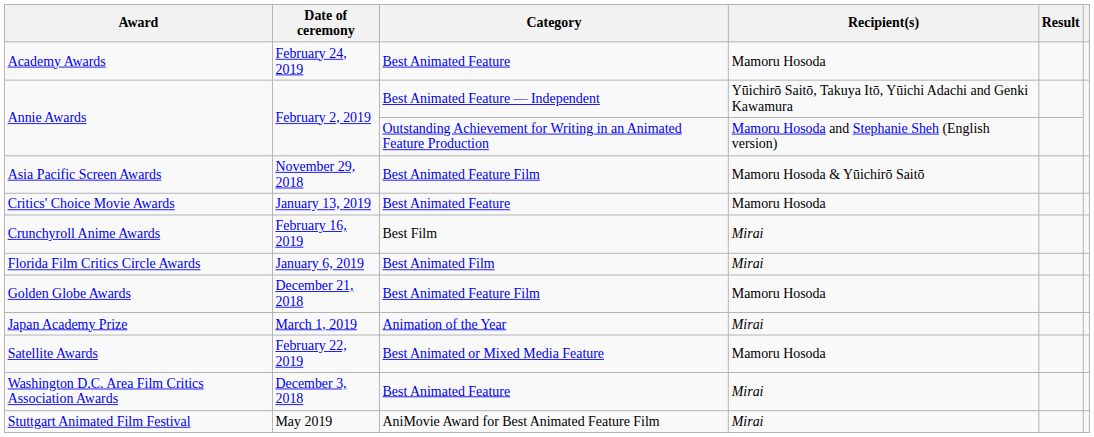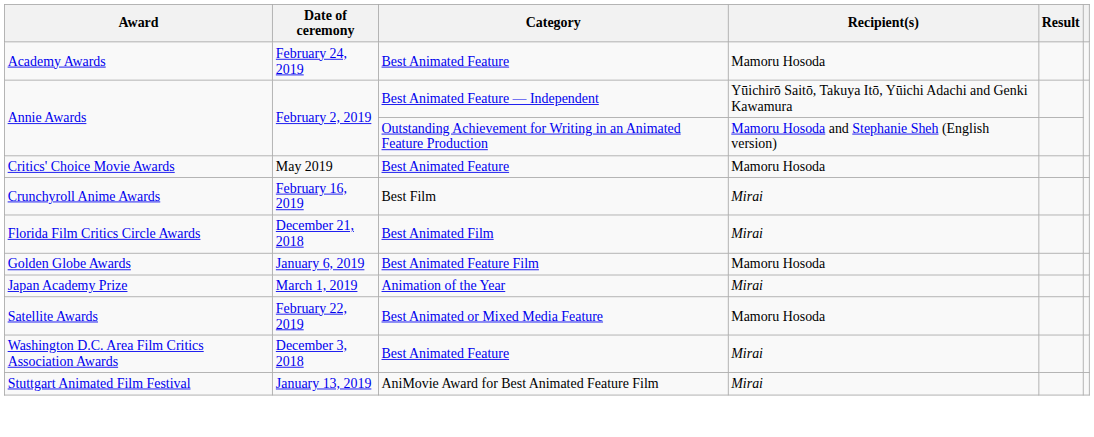- row: (85, 174)
(323, 204) January 13, 2019 -> (304, 166) May 2019
(320, 264) January 6, 2019 -> (315, 234) December 21, 2018
(315, 293) December 21, 2018 -> (320, 264) January 6, 2019
(304, 421) May 2019 -> (324, 383) January 13, 2019
